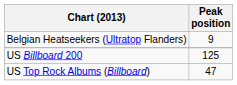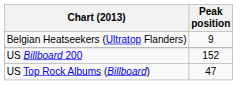(211, 55) 125 -> (211, 55) 152
